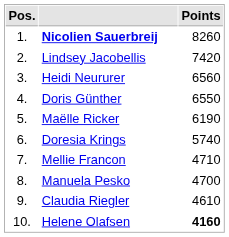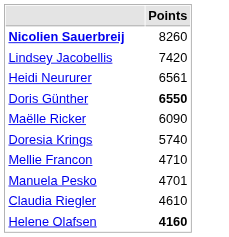- column: (22, 16)
(206, 78) 6560 -> (173, 78) 6561
(206, 98) normal -> (173, 98) bold
(206, 119) 6190 -> (173, 119) 6090
(206, 180) 4700 -> (173, 180) 4701
